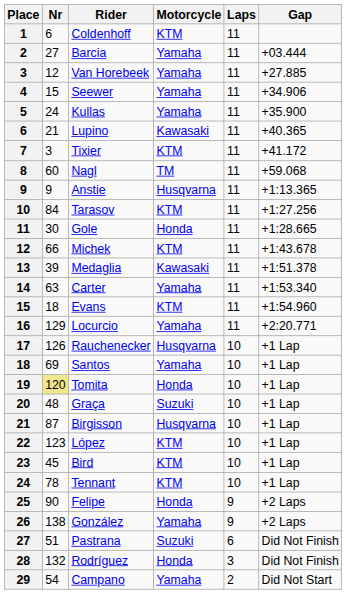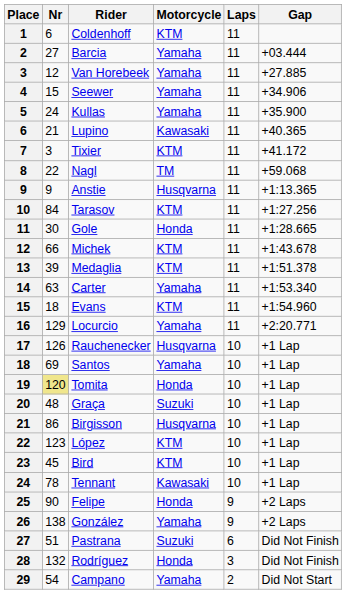(52, 170) 60 -> (52, 170) 22
(183, 268) Kawasaki -> (169, 268) KTM
(52, 424) 87 -> (52, 424) 86
(169, 482) KTM -> (183, 482) Kawasaki
